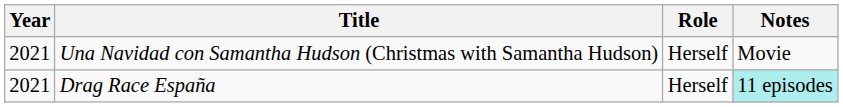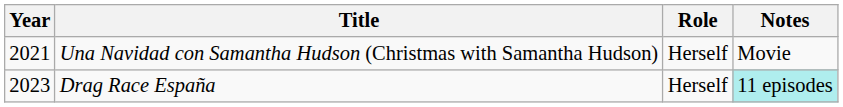(30, 85) 2021 -> (30, 85) 2023
